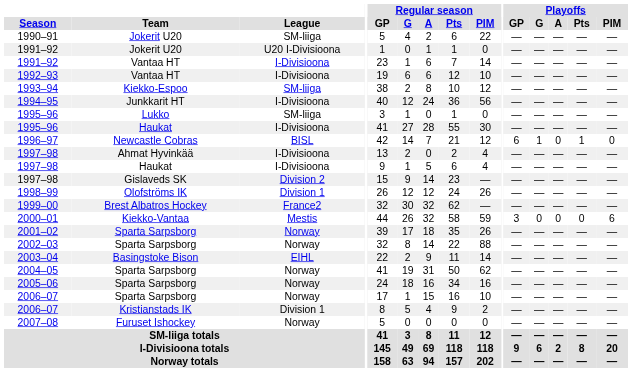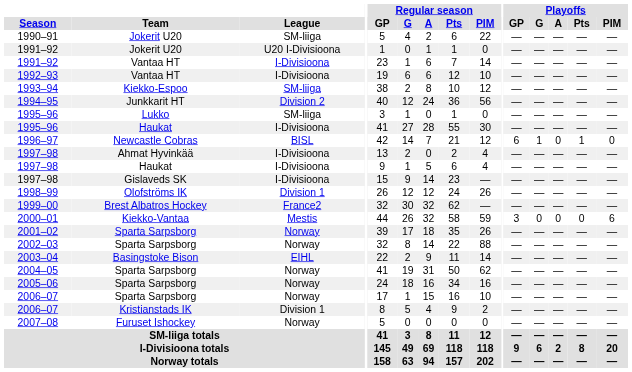(302, 101) I-Divisioona -> (302, 101) Division 2
(302, 179) Division 2 -> (302, 179) I-Divisioona
